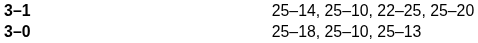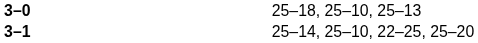rows swapped: (17, 31) <-> (17, 10)
